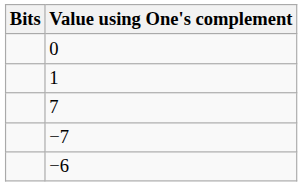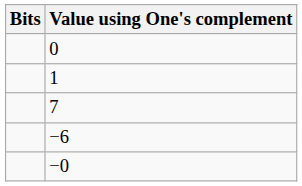- row: (59, 136)
+ row: (59, 166)
